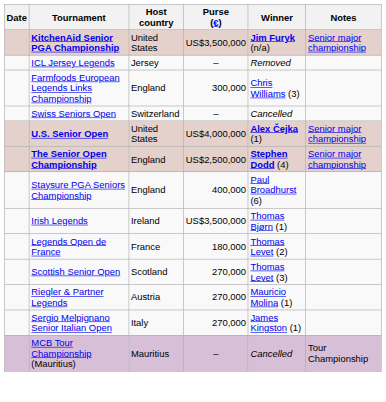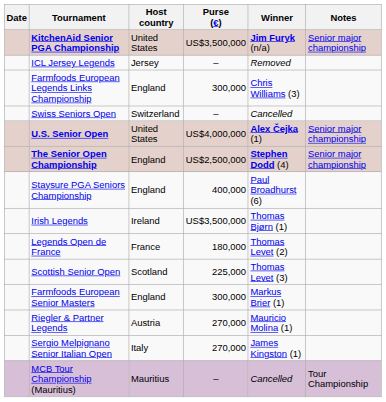(229, 272) 270,000 -> (229, 272) 225,000
+ row: (76, 297)
